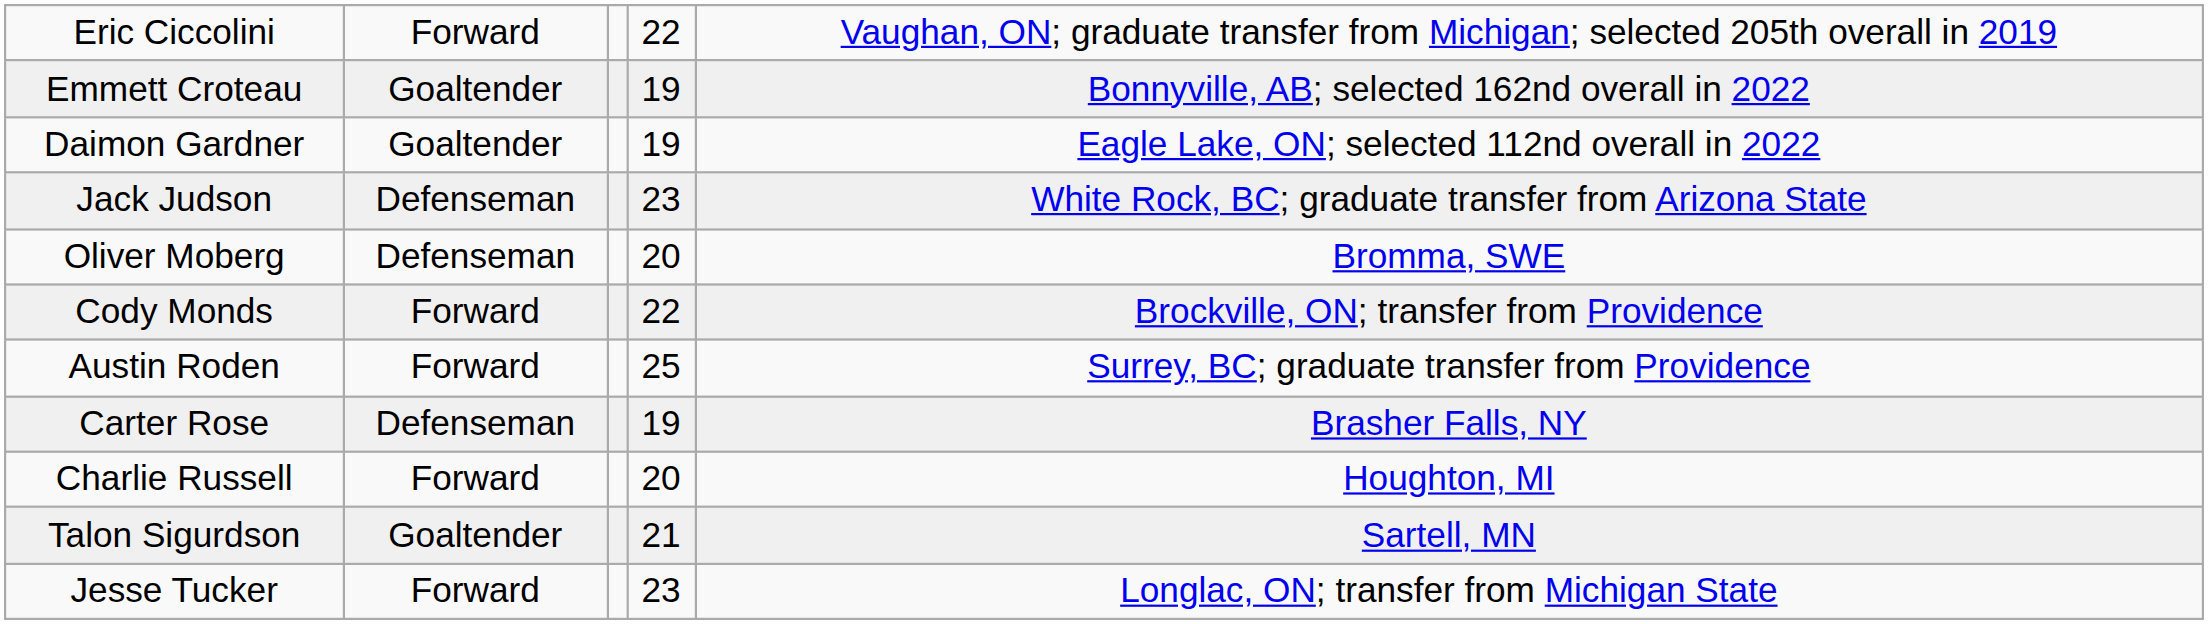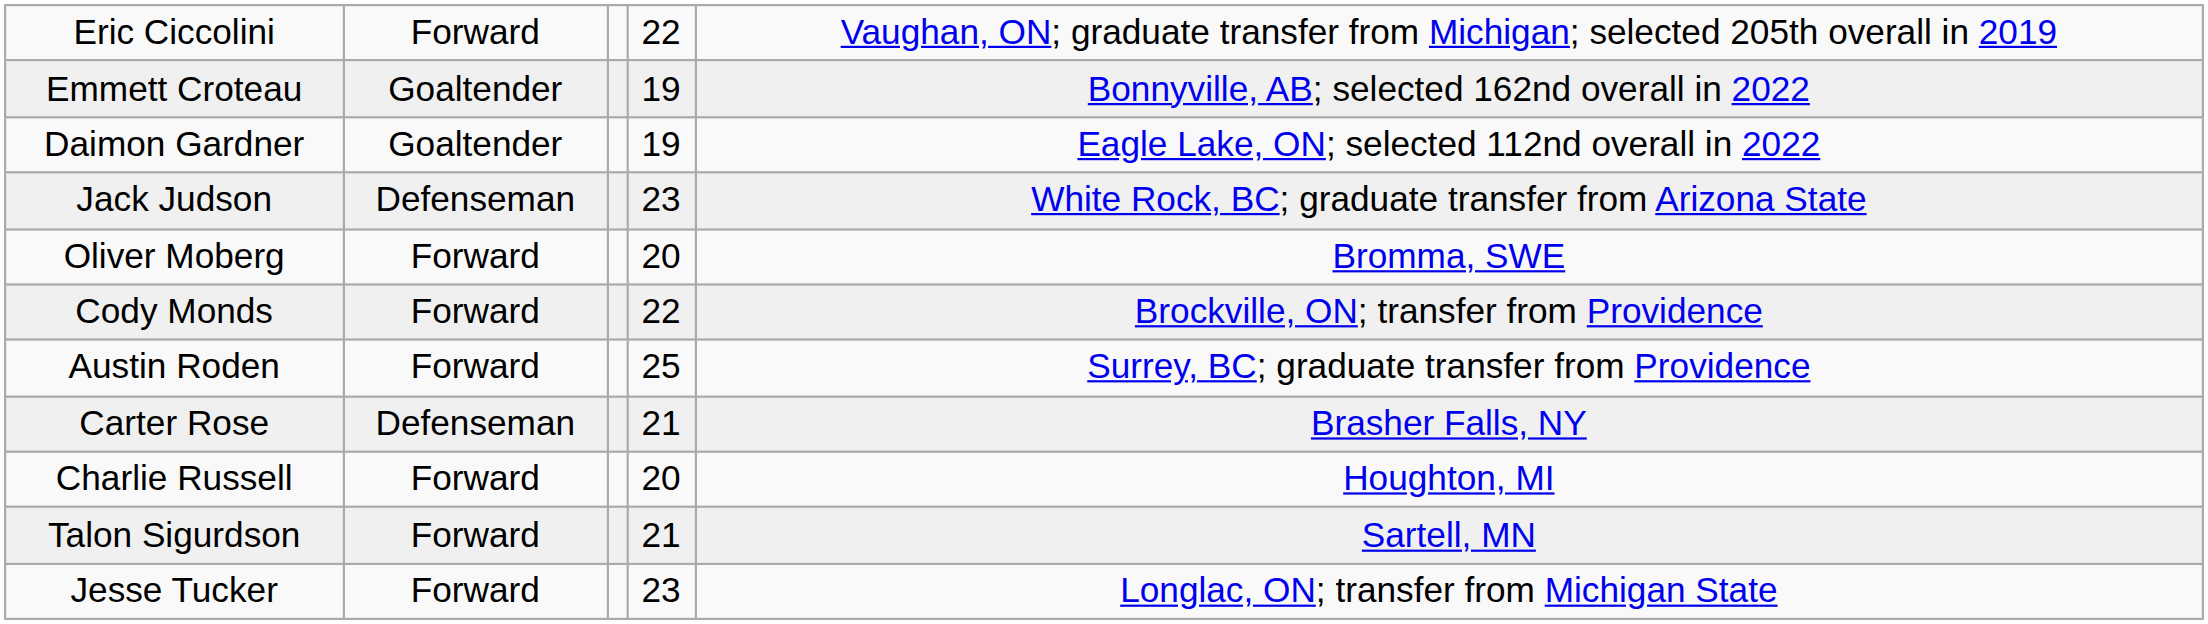(475, 255) Defenseman -> (475, 255) Forward
(661, 423) 19 -> (661, 423) 21
(475, 534) Goaltender -> (475, 534) Forward
